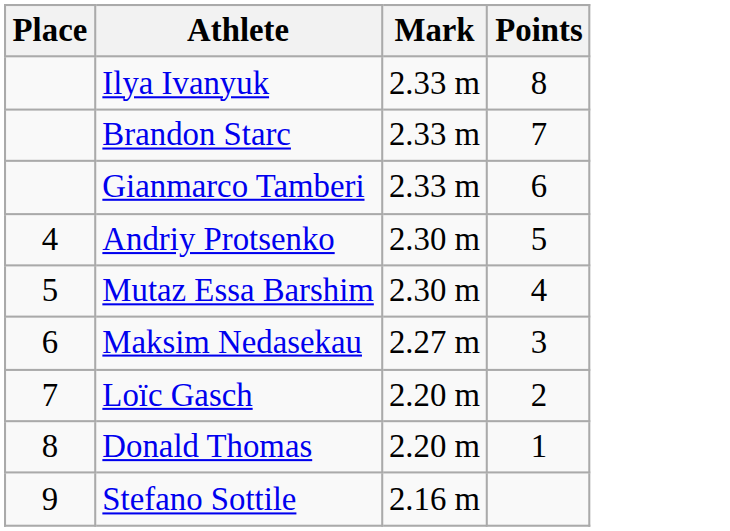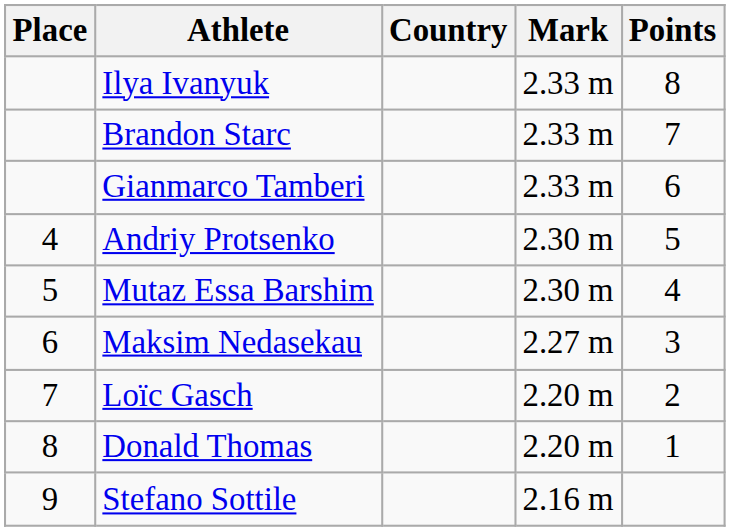+ column: (448, 30)
